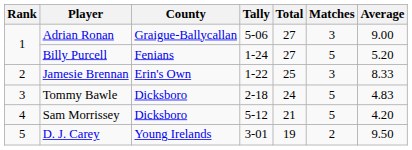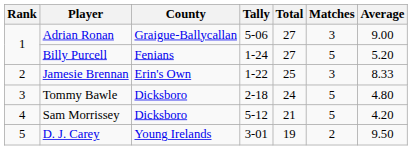(382, 94) 4.83 -> (382, 94) 4.80
